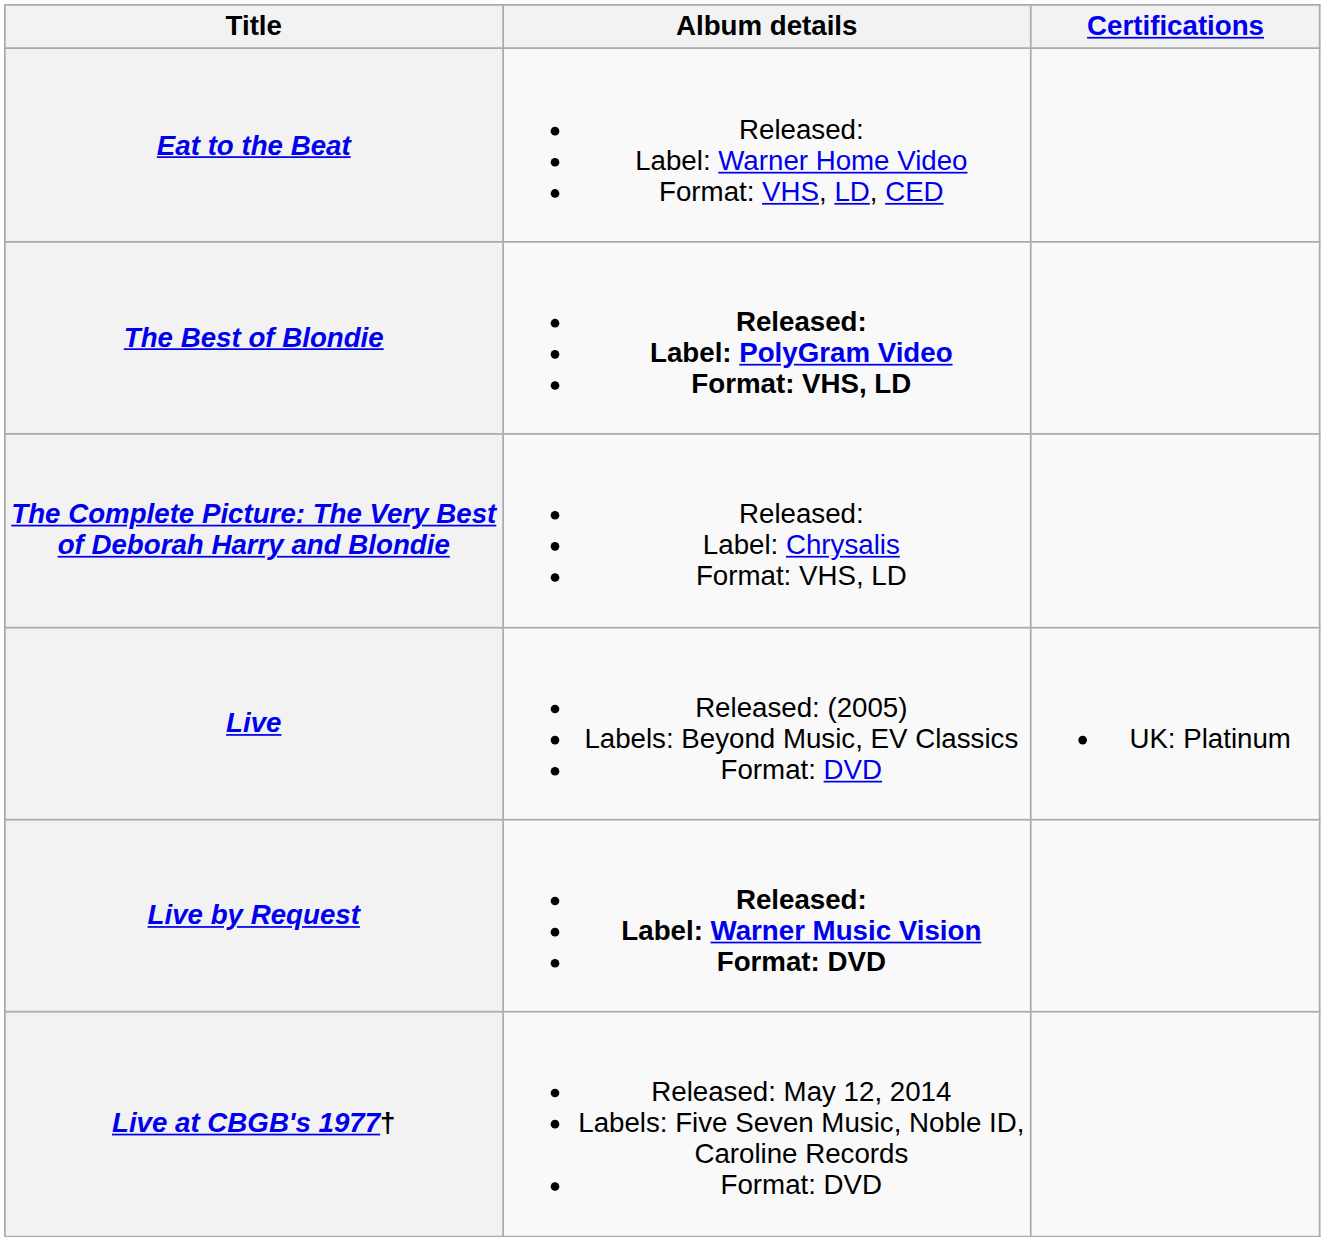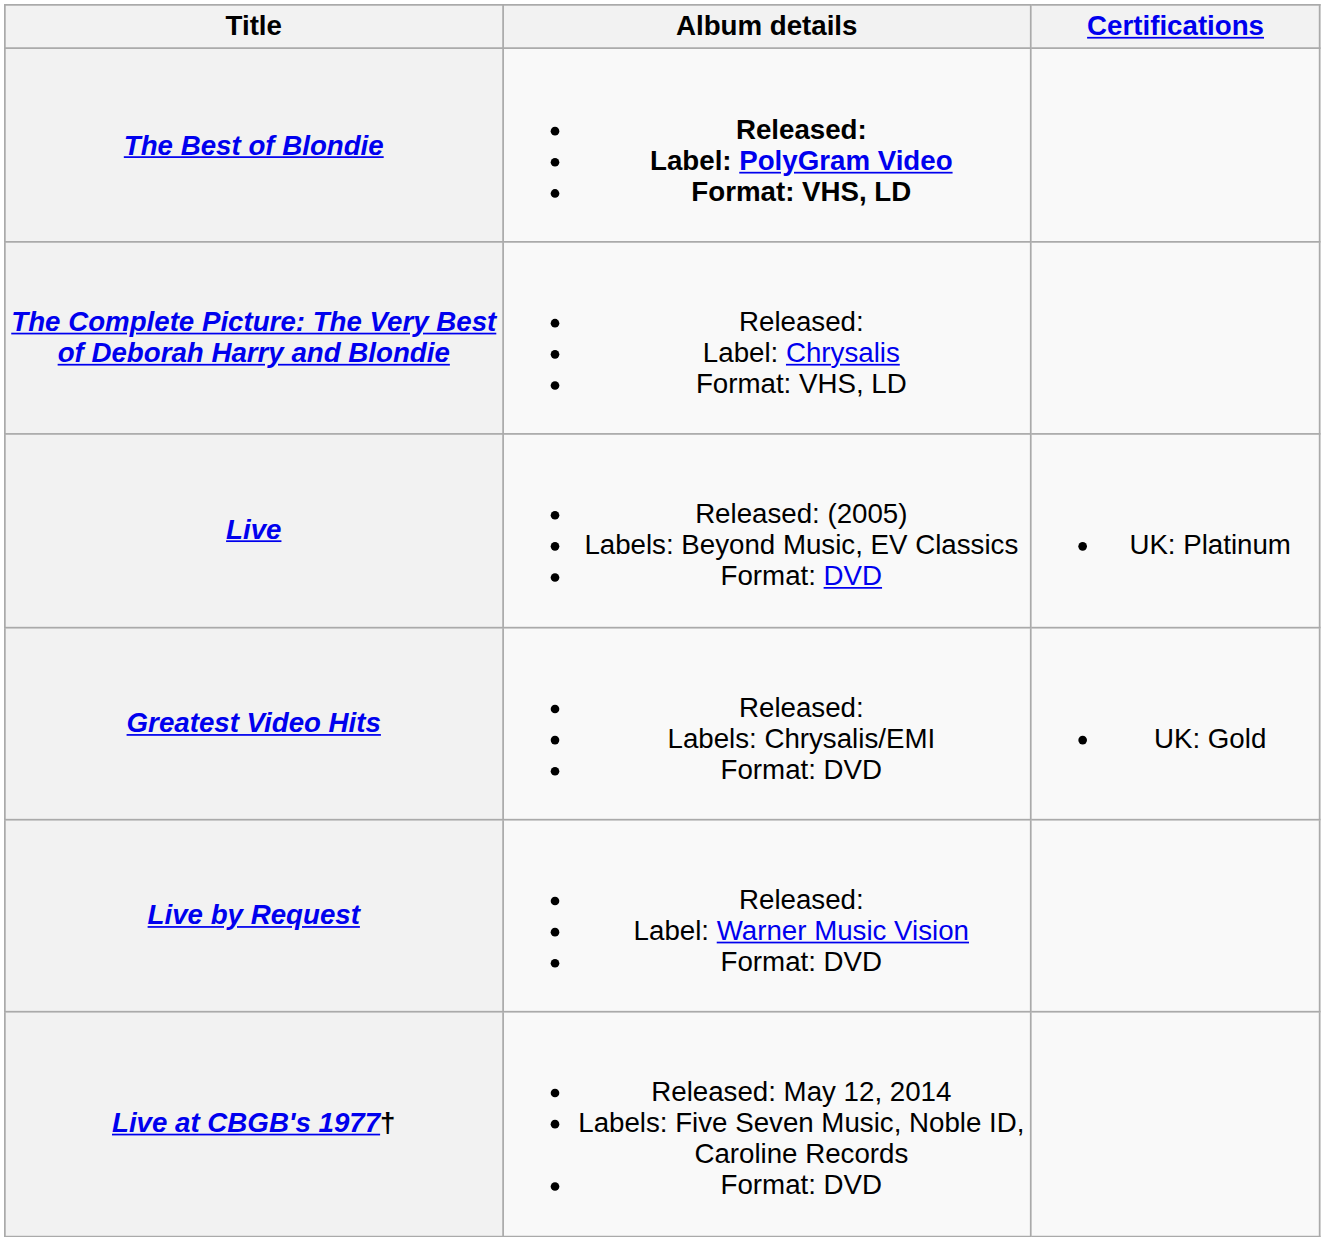- row: (254, 144)
+ row: (254, 722)
(767, 931) bold -> (767, 931) normal
